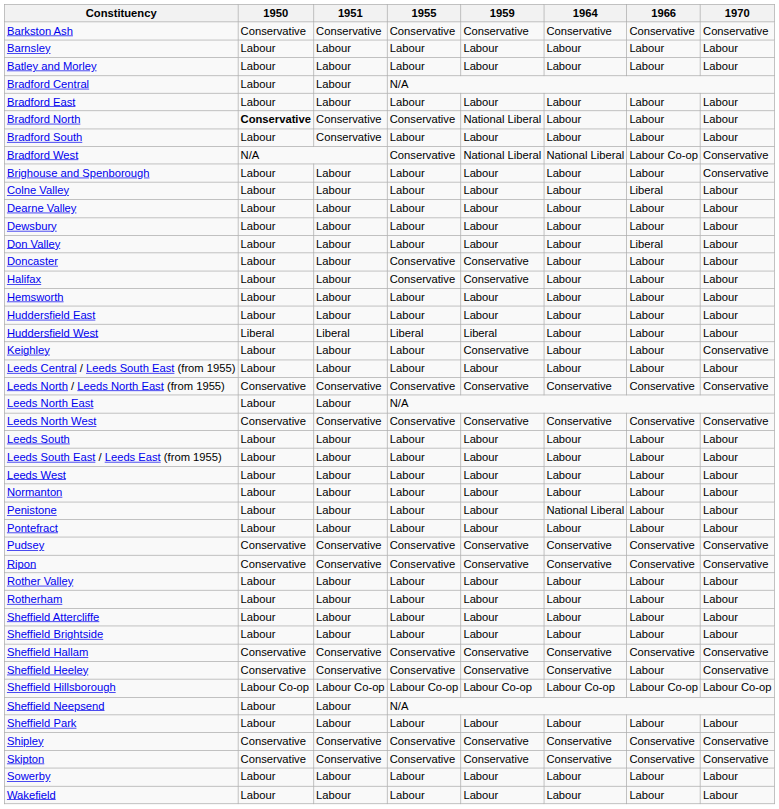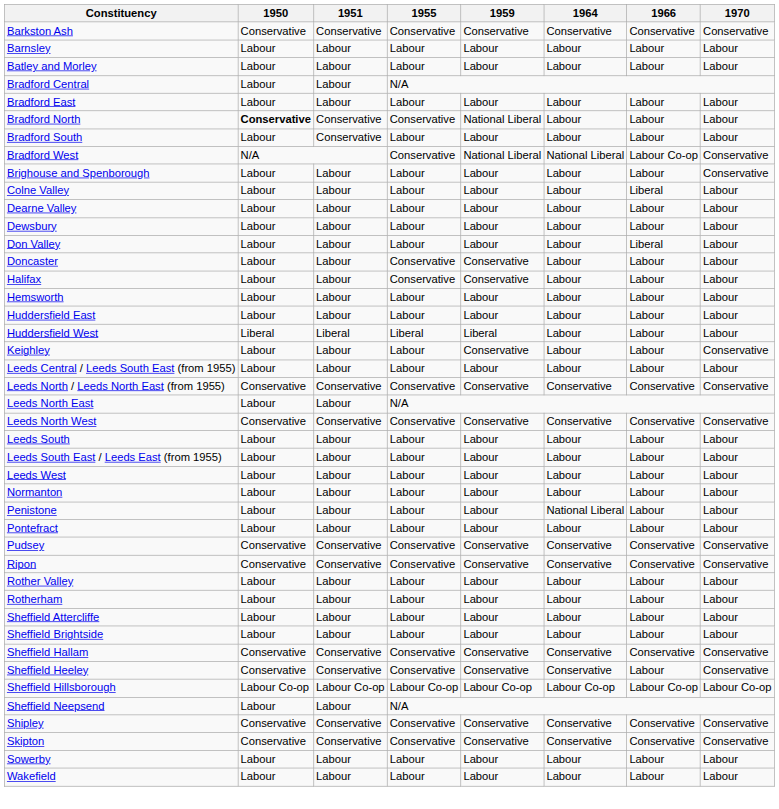- row: (42, 723)
